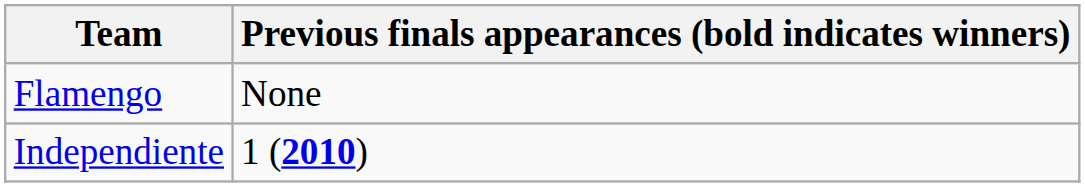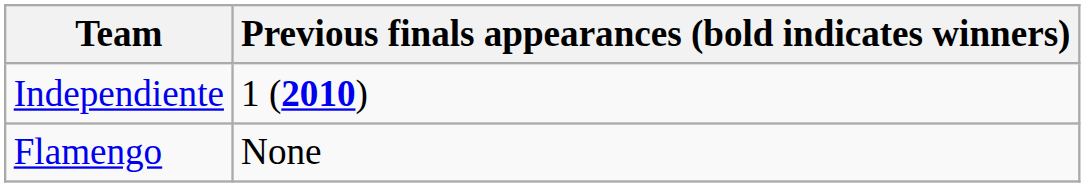rows swapped: (119, 151) <-> (88, 92)
